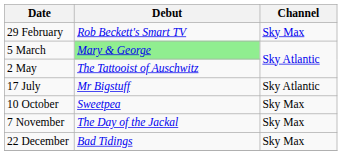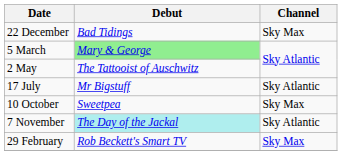rows swapped: (35, 31) <-> (38, 141)
(128, 123) no background -> (128, 123) paleturquoise background
(283, 123) Sky Max -> (291, 123) Sky Atlantic
